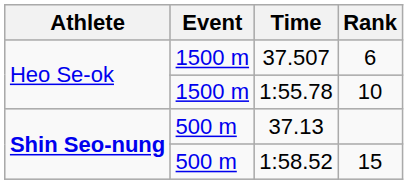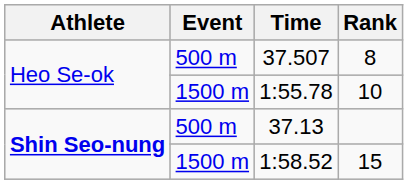(212, 57) 1500 m -> (206, 57) 500 m
(370, 57) 6 -> (370, 57) 8
(206, 162) 500 m -> (212, 162) 1500 m
